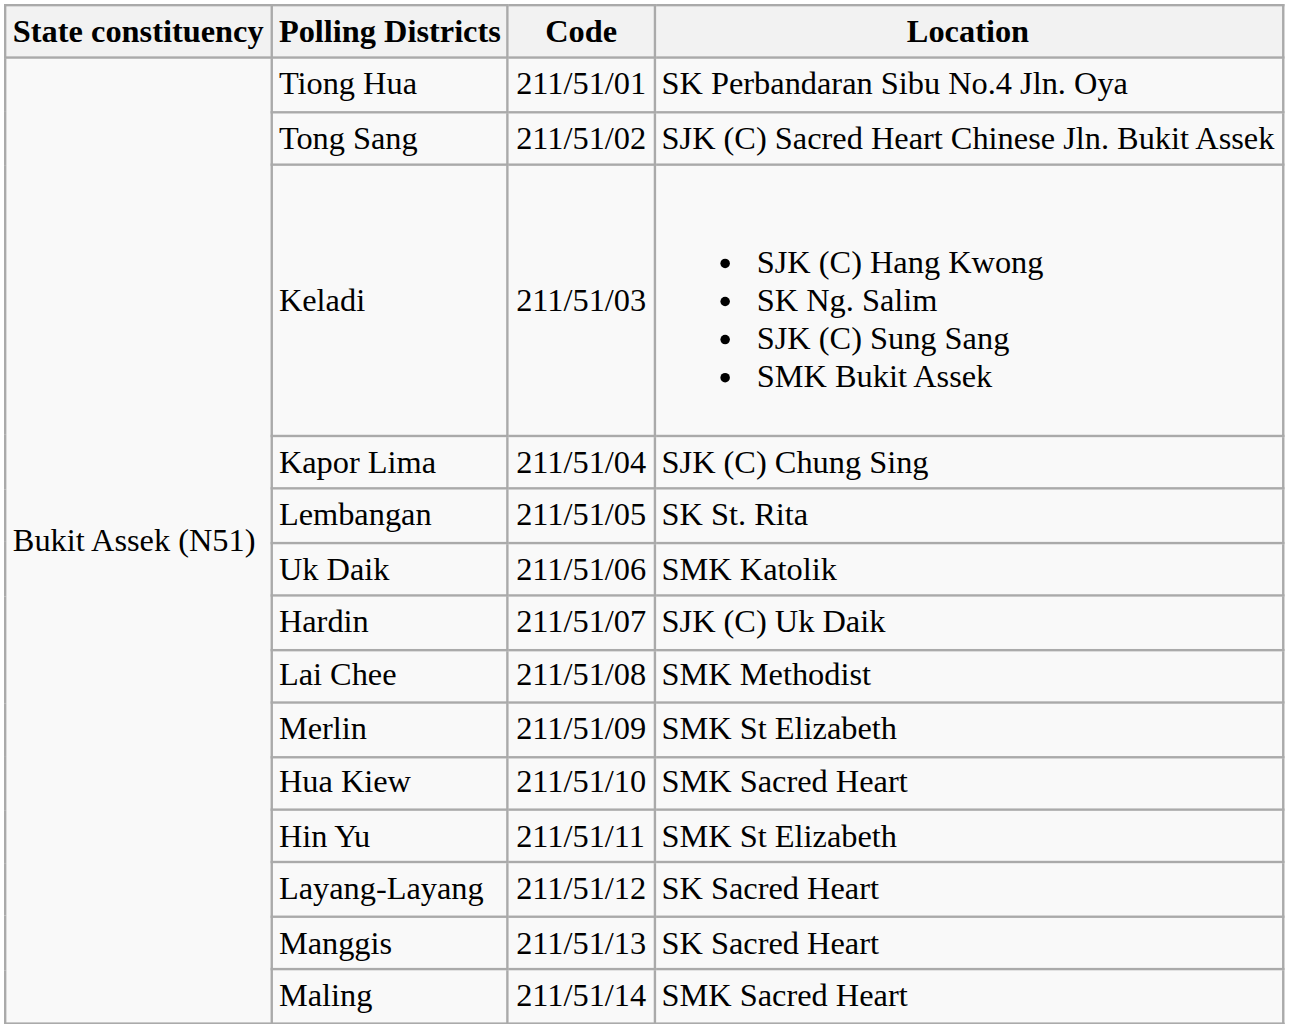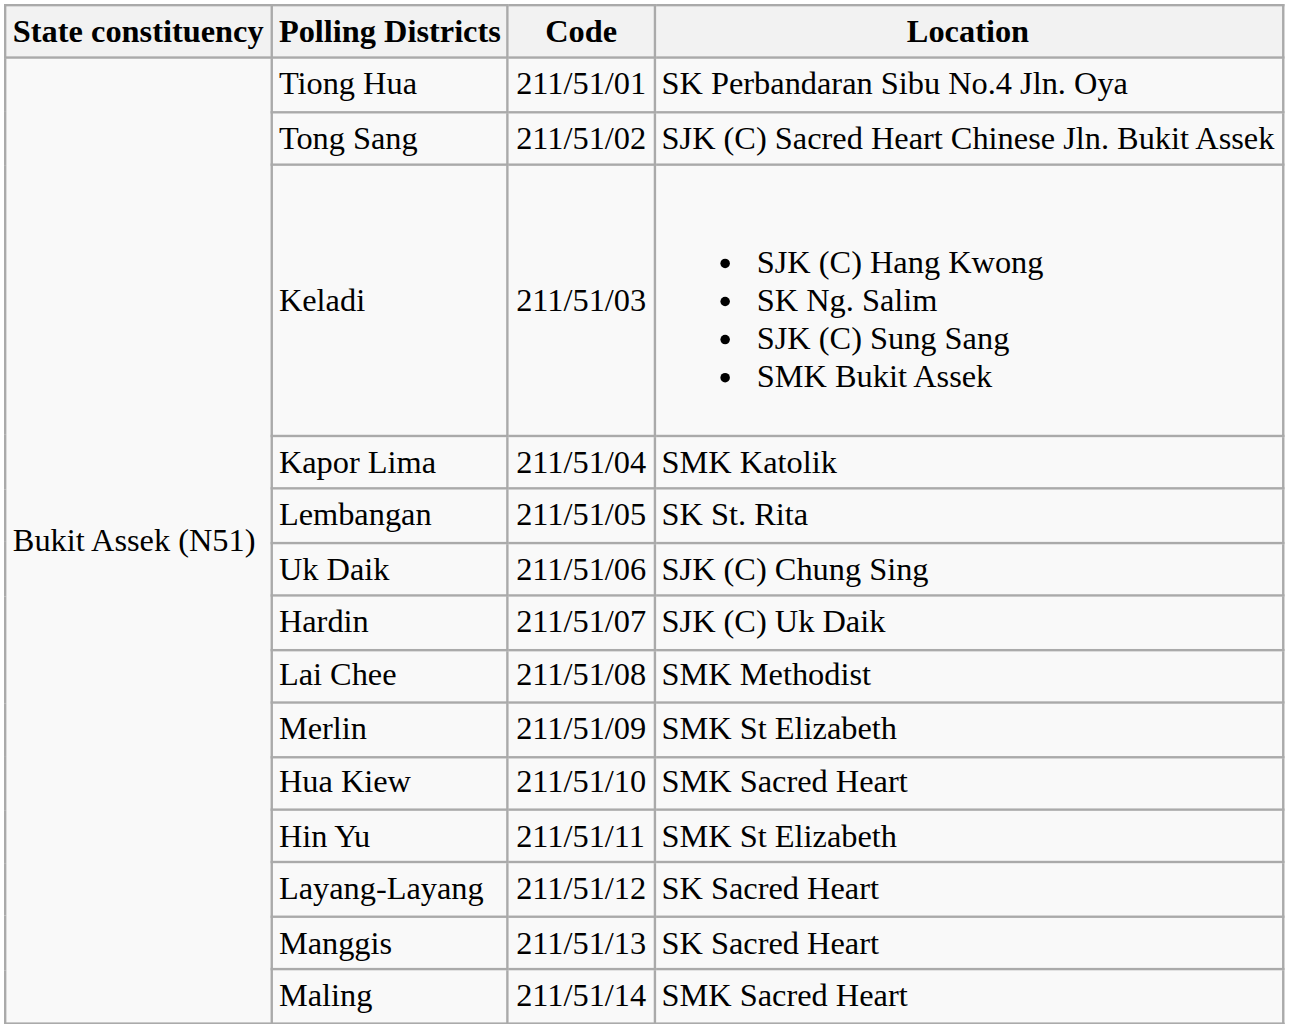(795, 461) SJK (C) Chung Sing -> (749, 461) SMK Katolik
(749, 568) SMK Katolik -> (795, 568) SJK (C) Chung Sing
